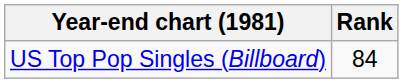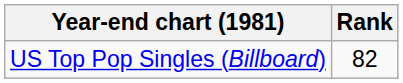(365, 59) 84 -> (365, 59) 82
